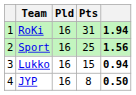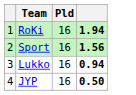- column: (89, 13)
